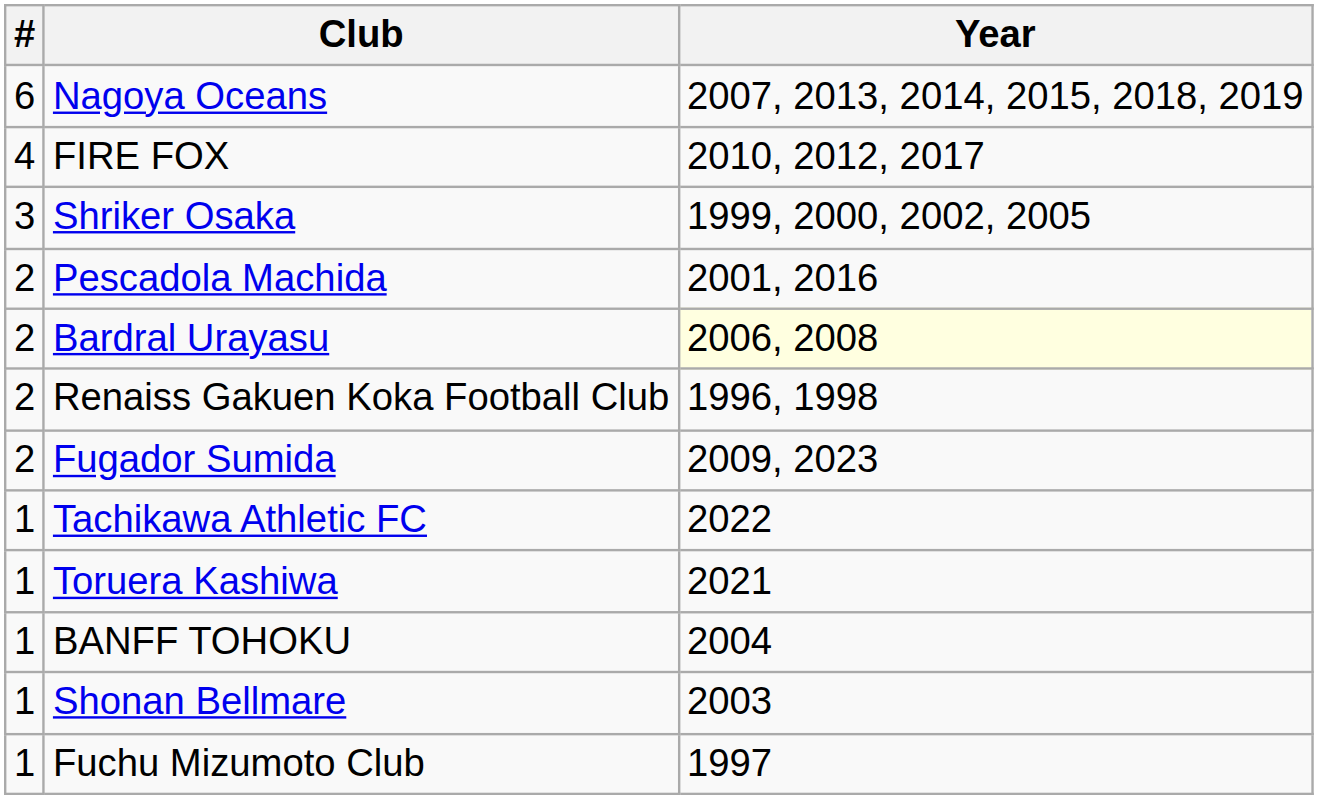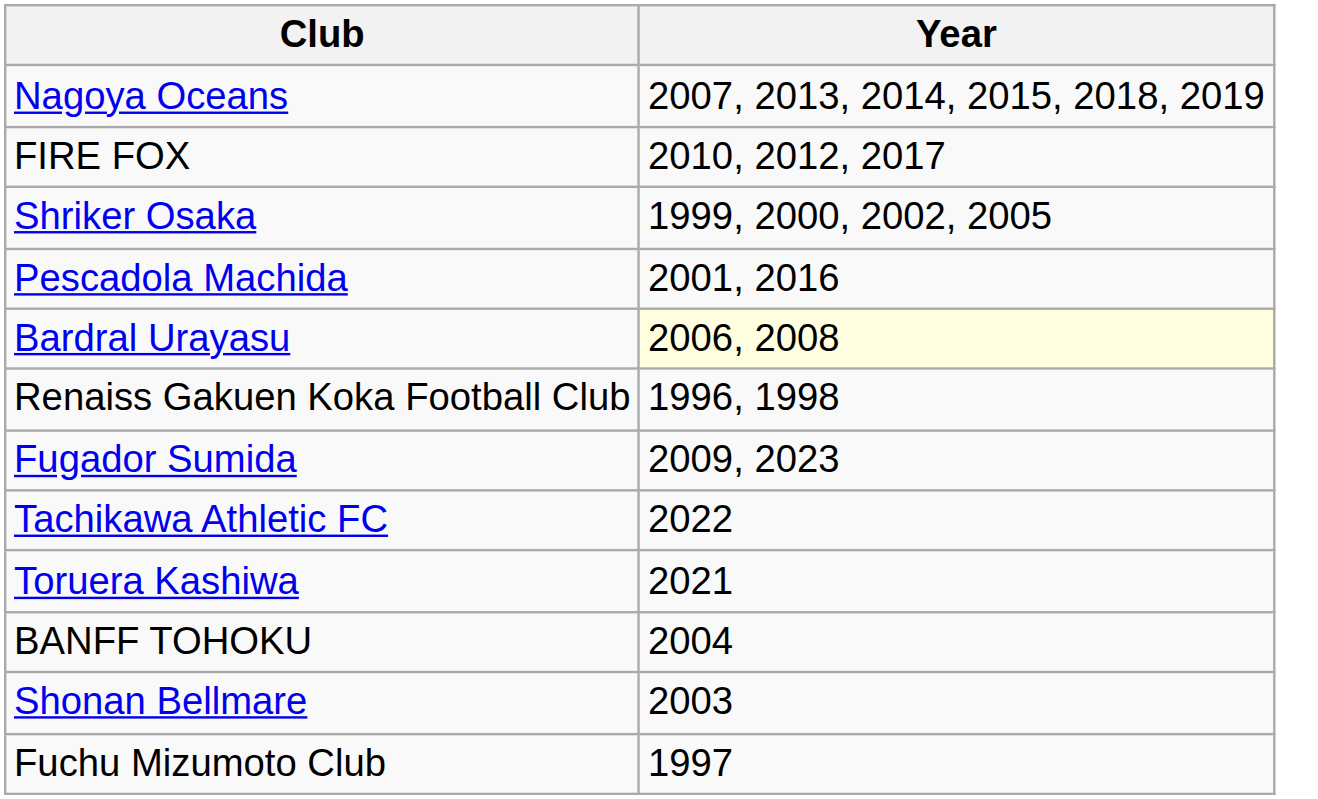- column: (25, 34)
